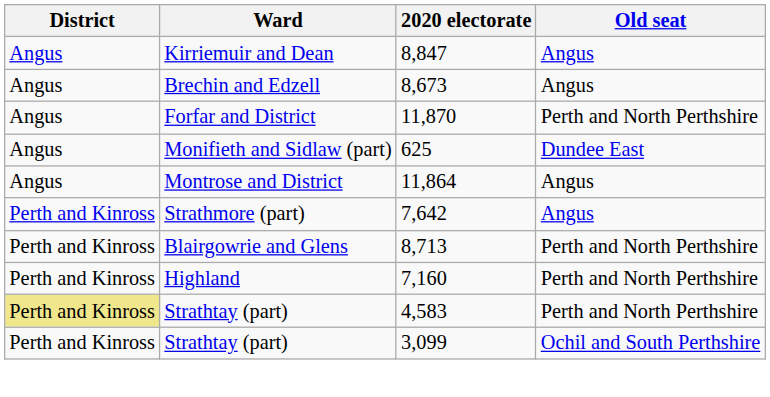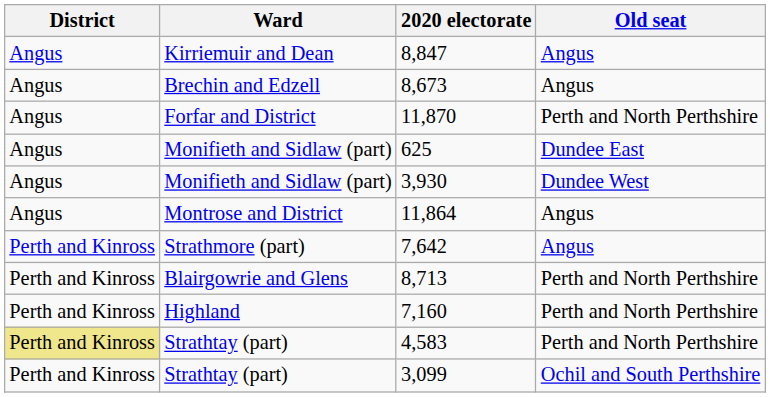+ row: (424, 181)
